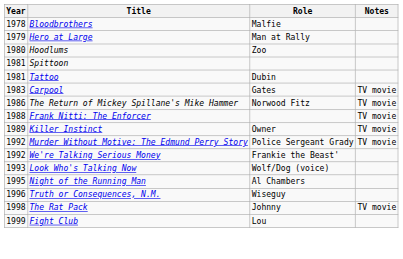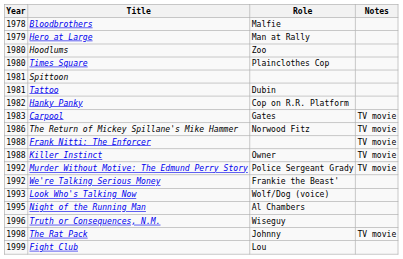+ row: (59, 63)
+ row: (56, 103)
(16, 129) 1989 -> (16, 155) 1988
